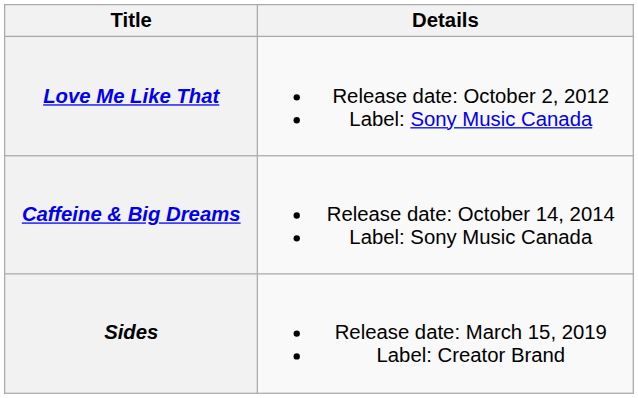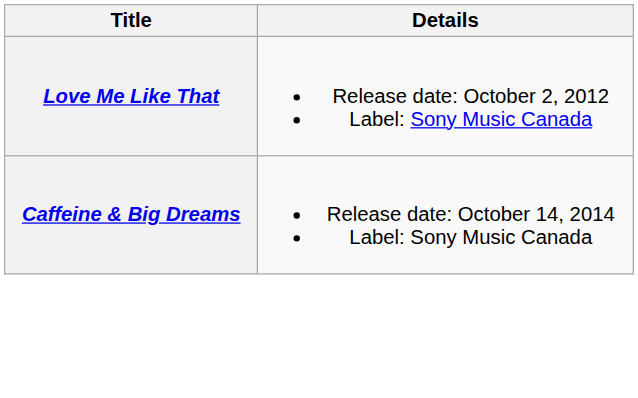- row: (131, 333)
